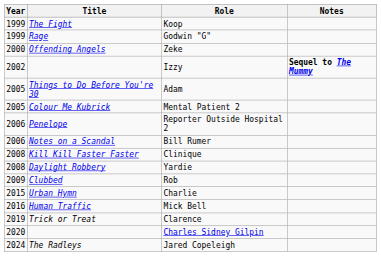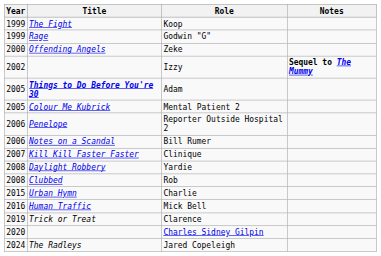(91, 89) normal -> (91, 89) bold
(16, 155) 2008 -> (16, 155) 2007
(16, 180) 2009 -> (16, 180) 2008
